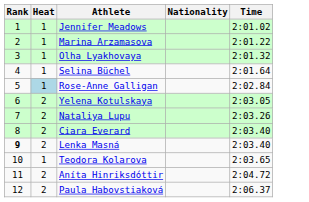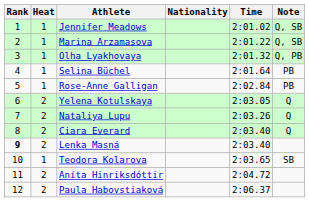+ column: (288, 12)
(44, 86) lightblue background -> (44, 86) no background
